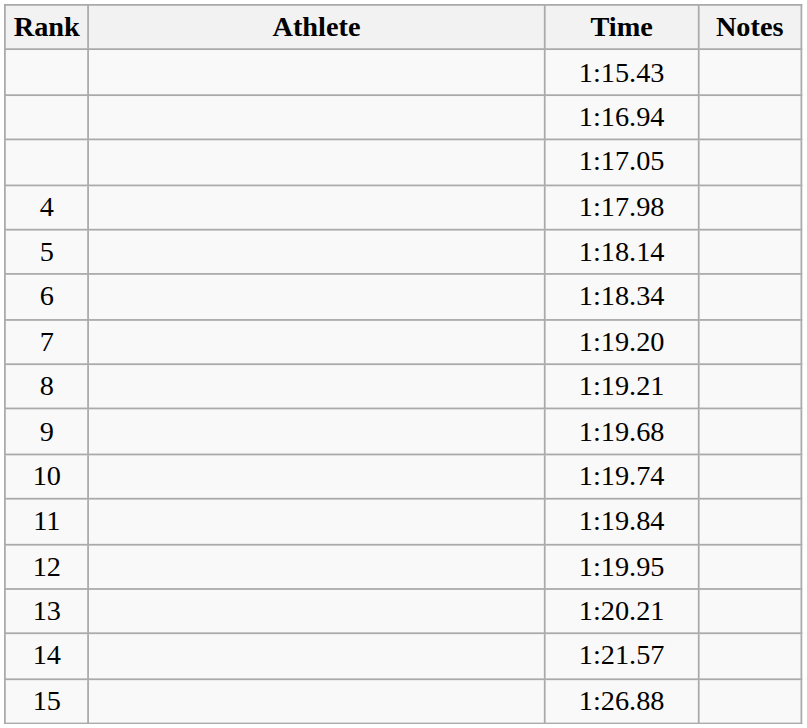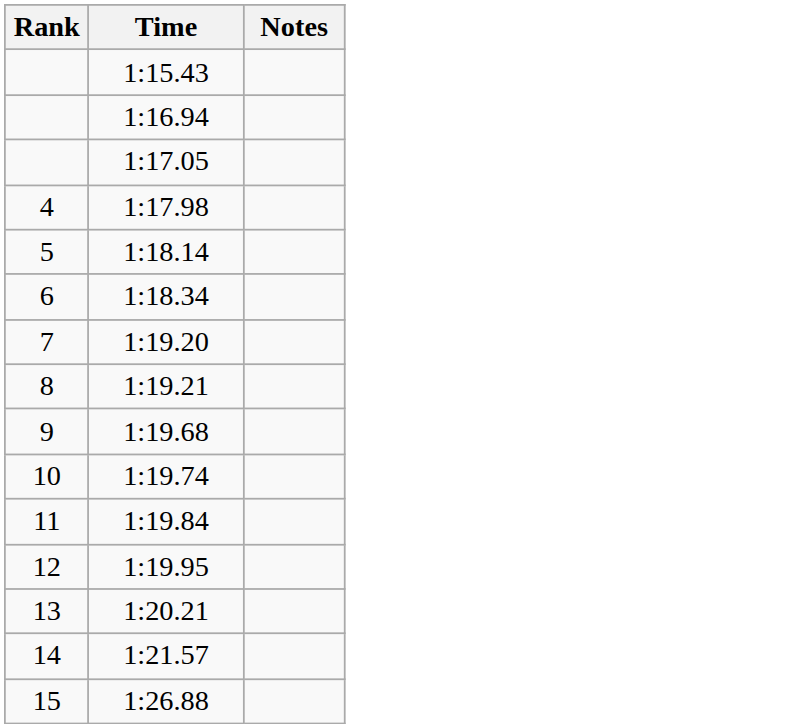- column: (317, 26)
